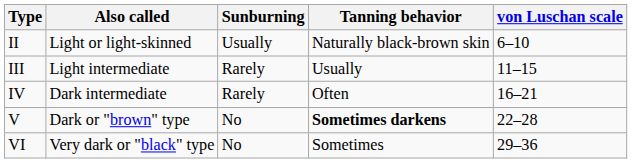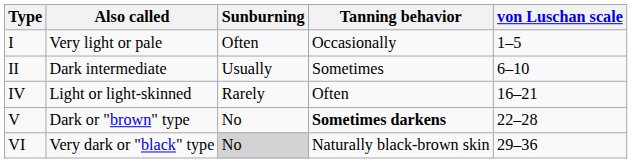+ row: (11, 42)
(120, 42) Light or light-skinned -> (108, 68) Dark intermediate
(401, 42) Naturally black-brown skin -> (348, 68) Sometimes
- row: (16, 68)
(108, 94) Dark intermediate -> (120, 94) Light or light-skinned
(232, 145) no background -> (232, 145) lightgrey background
(348, 145) Sometimes -> (401, 145) Naturally black-brown skin
